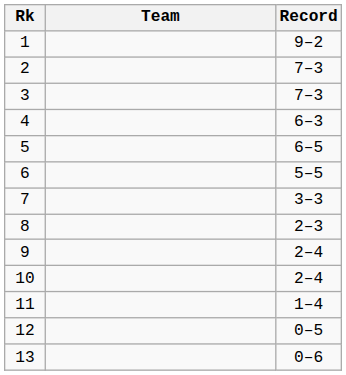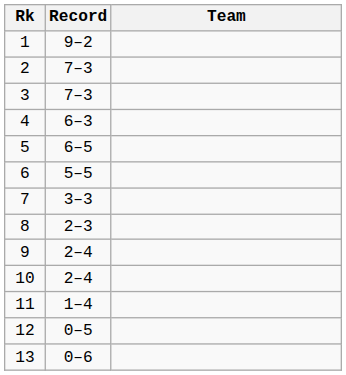columns swapped: (160, 18) <-> (309, 18)
